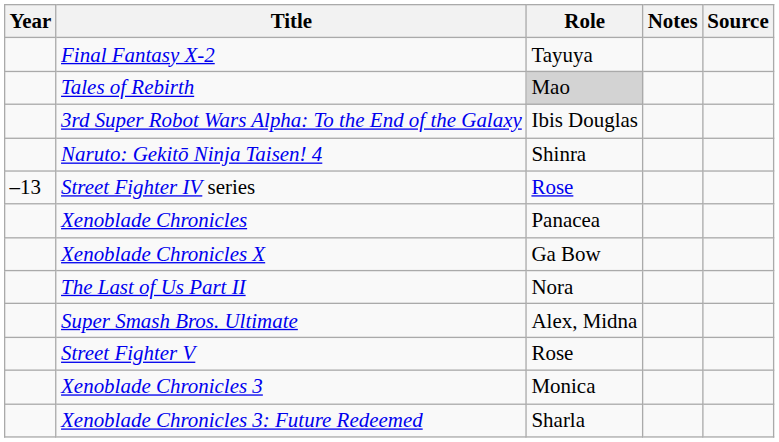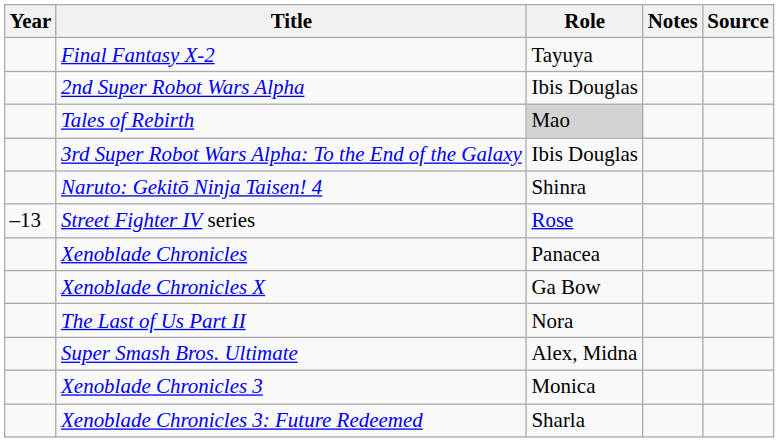+ row: (183, 87)
- row: (128, 353)
